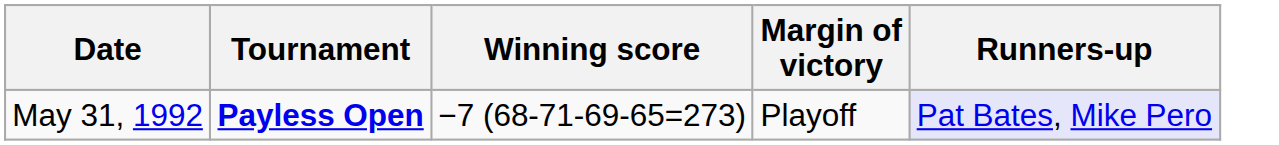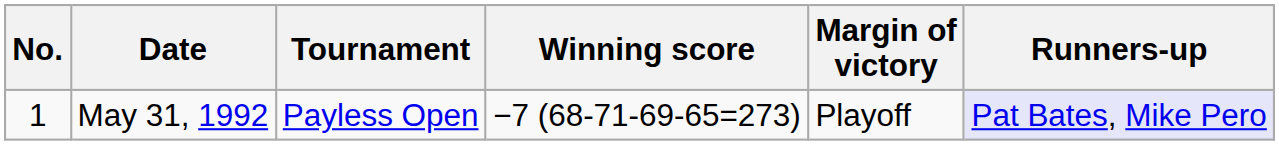+ column: (38, 48)
(321, 115) bold -> (381, 115) normal
